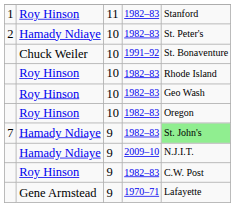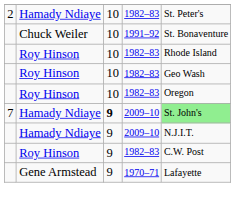- row: (10, 14)
(110, 133) normal -> (110, 113) bold
(142, 133) 1982–83 -> (142, 113) 2009–10
